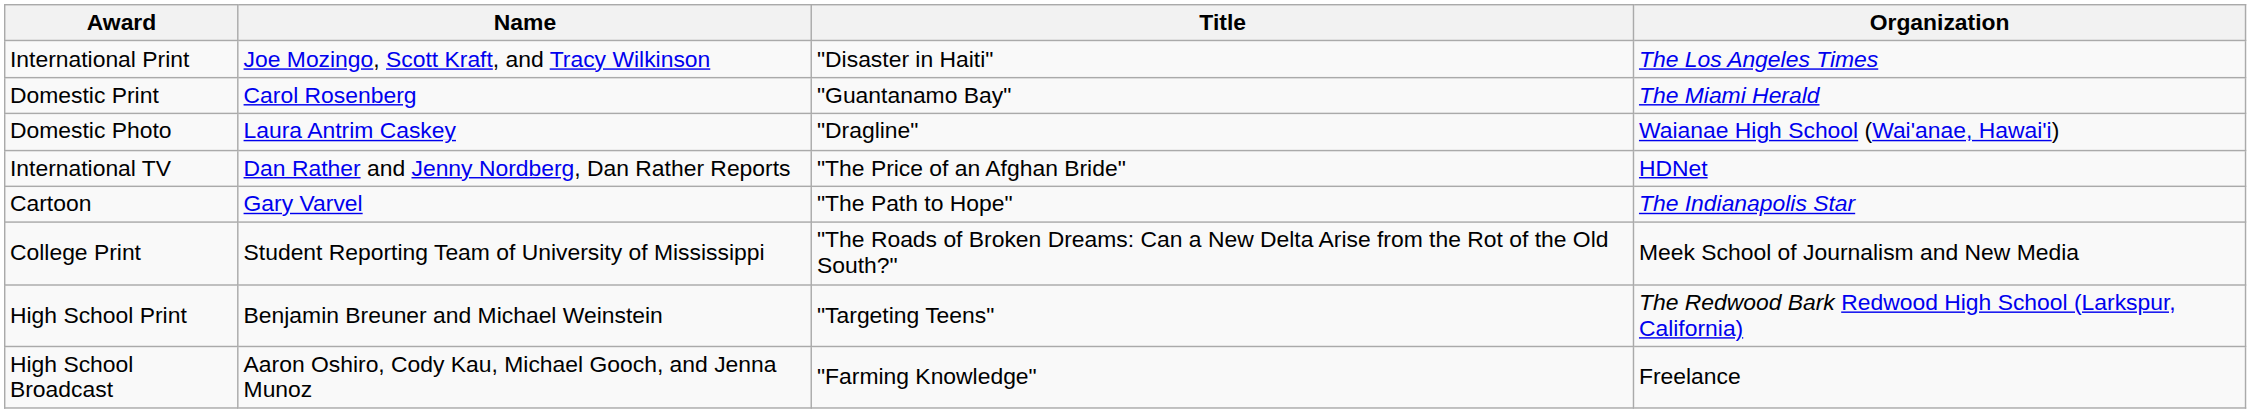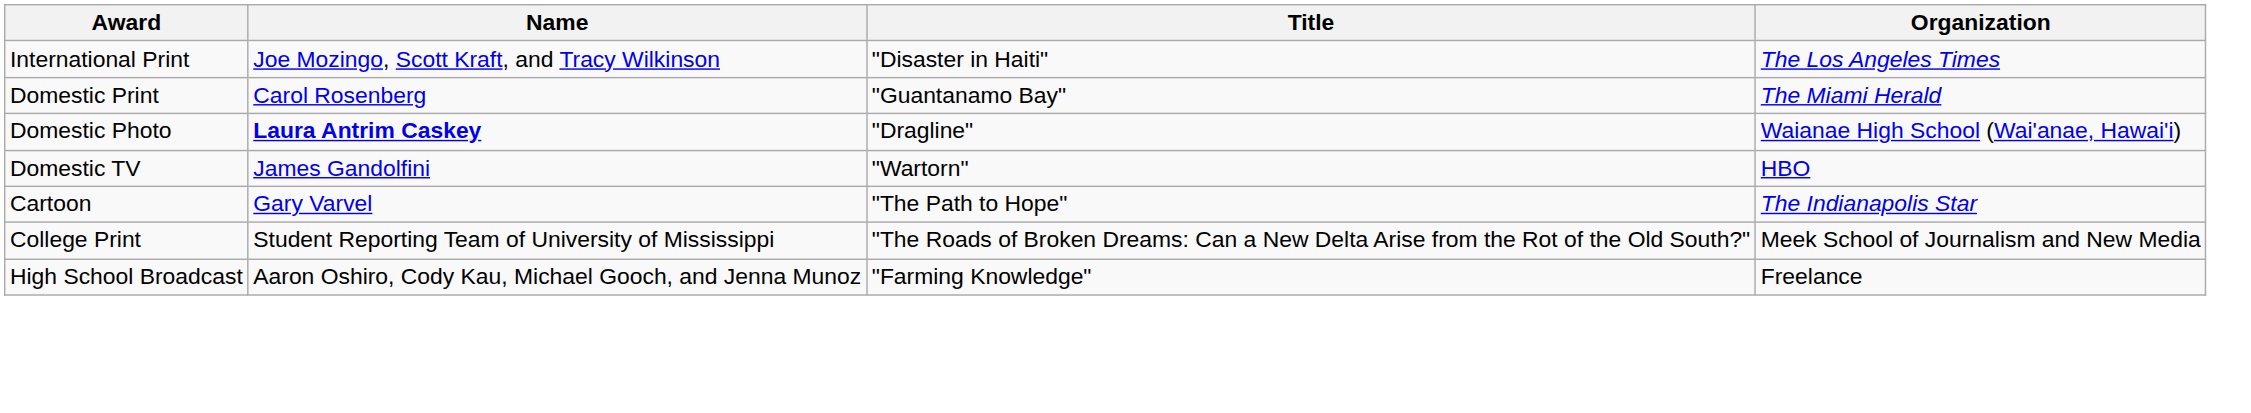(350, 131) normal -> (367, 131) bold
+ row: (75, 167)
- row: (91, 167)
- row: (98, 315)
